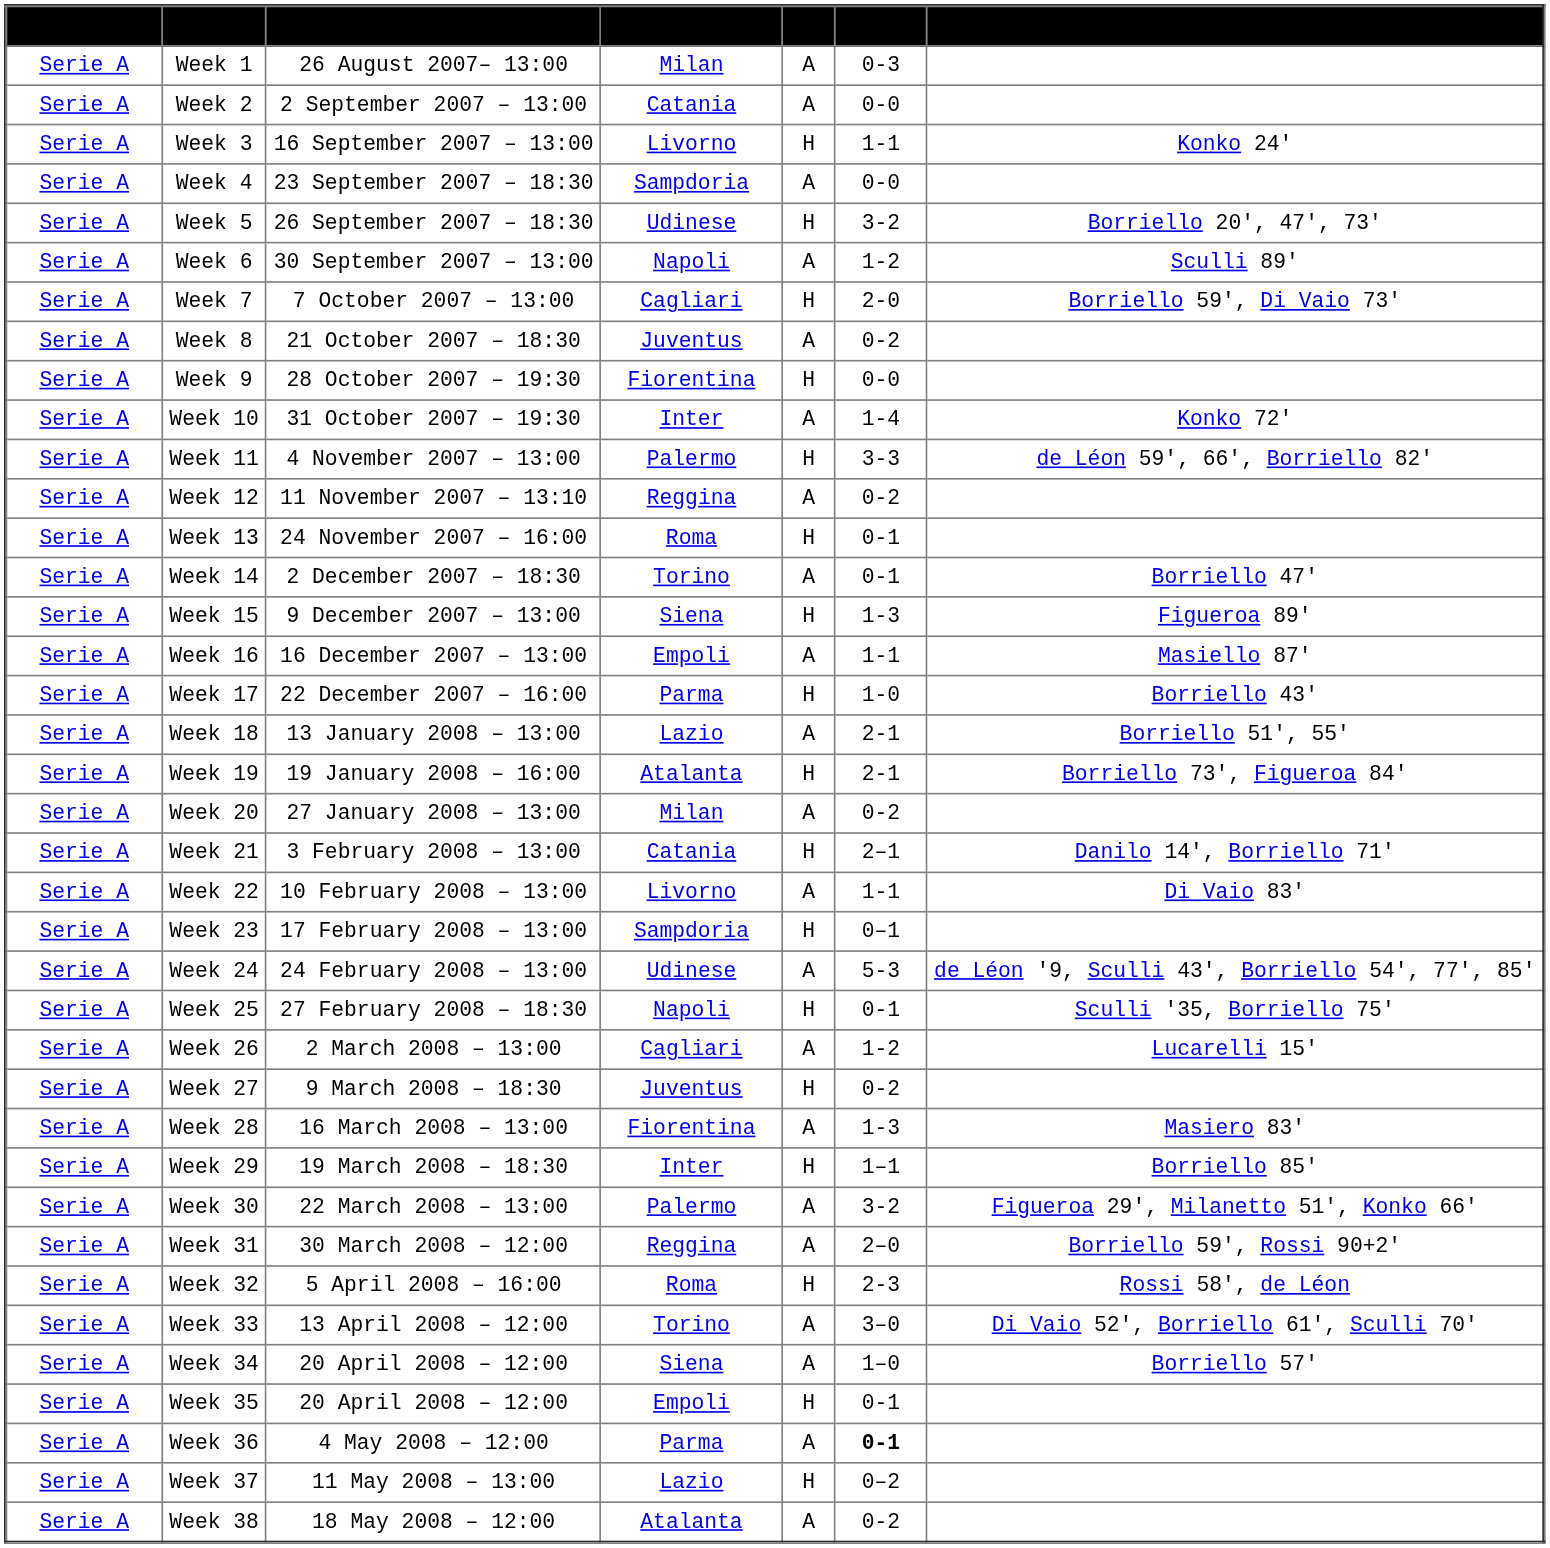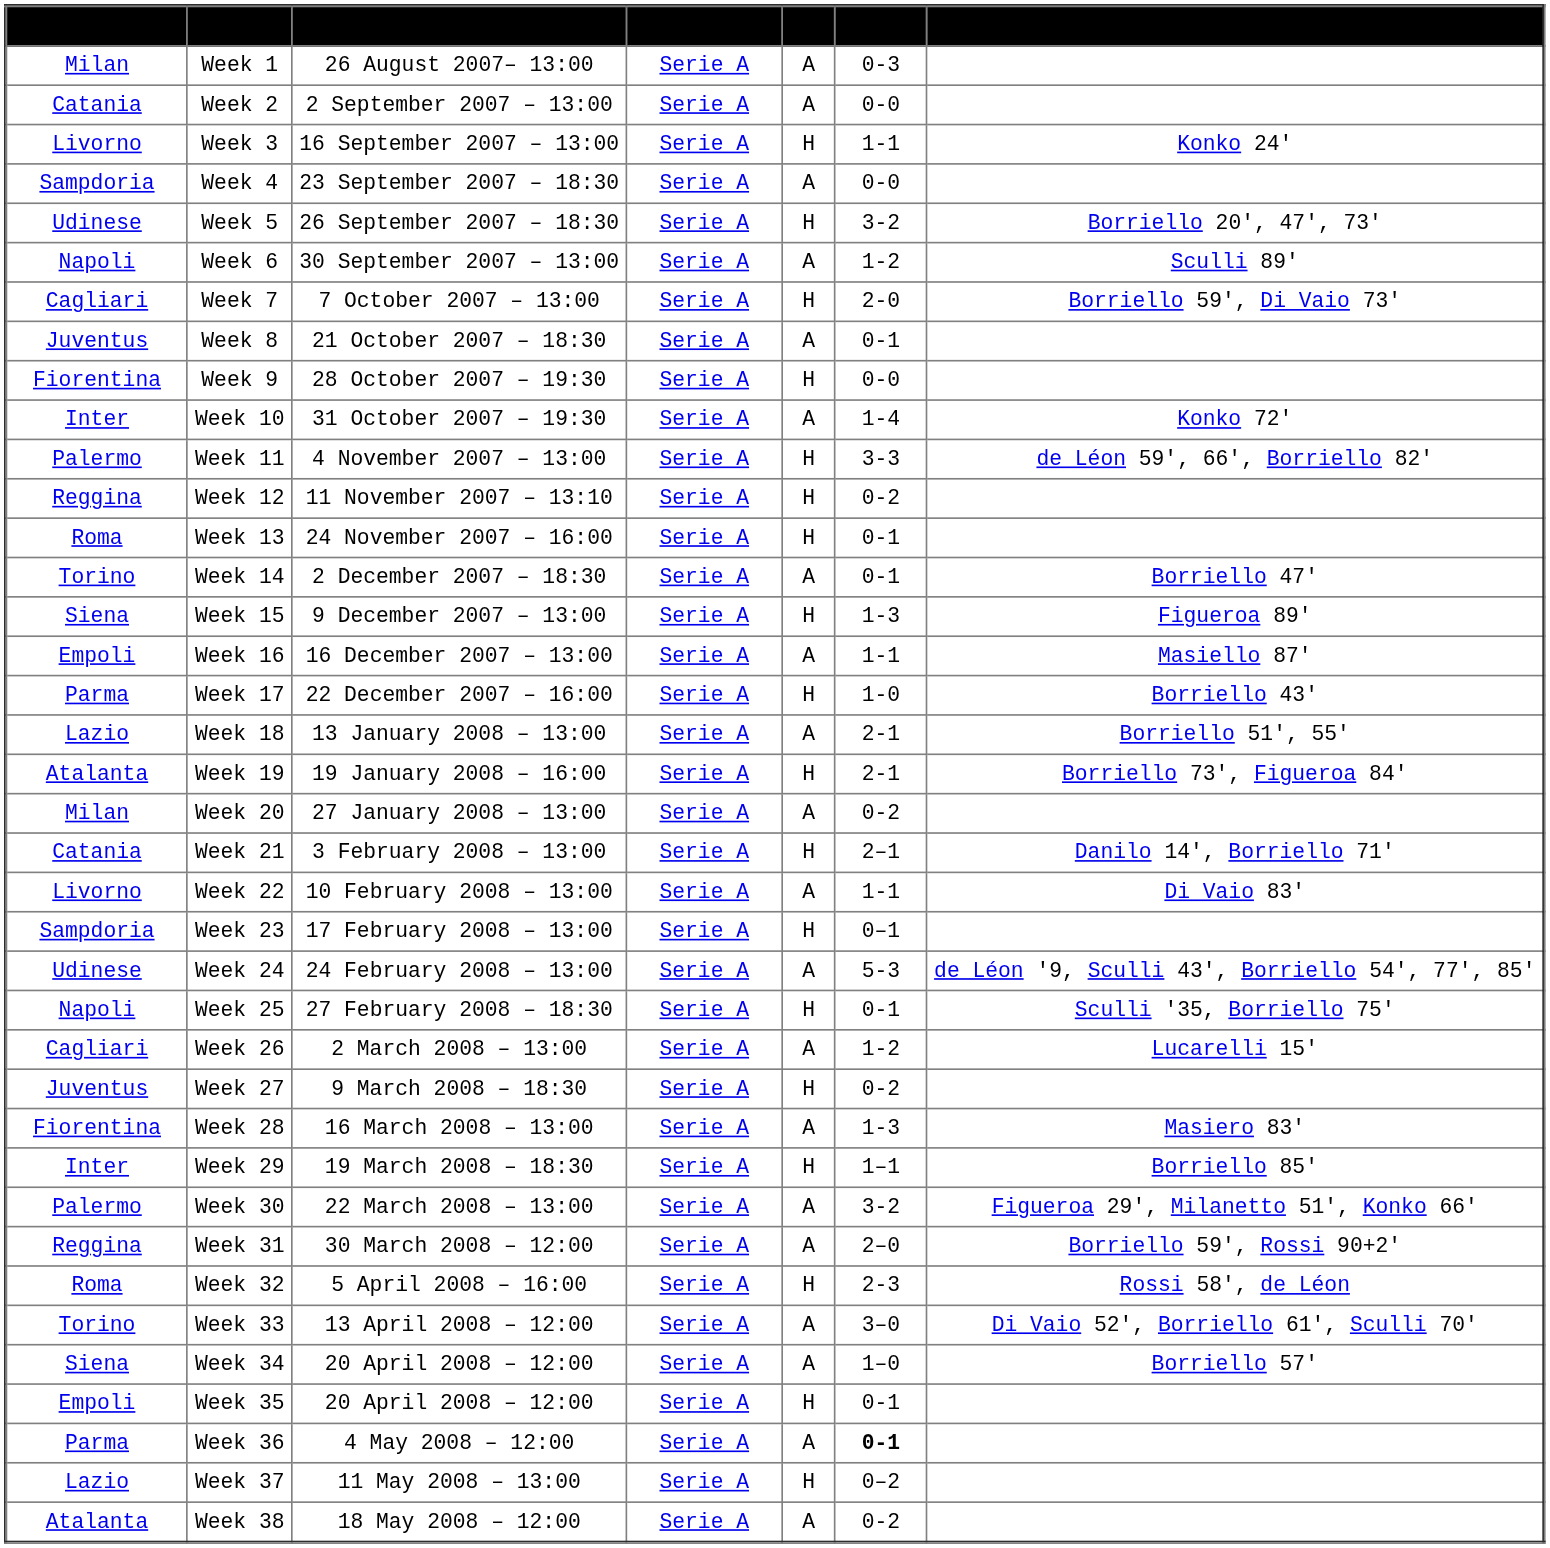columns swapped: (84, 26) <-> (691, 26)
(881, 341) 0-2 -> (881, 341) 0-1
(809, 498) A -> (809, 498) H
